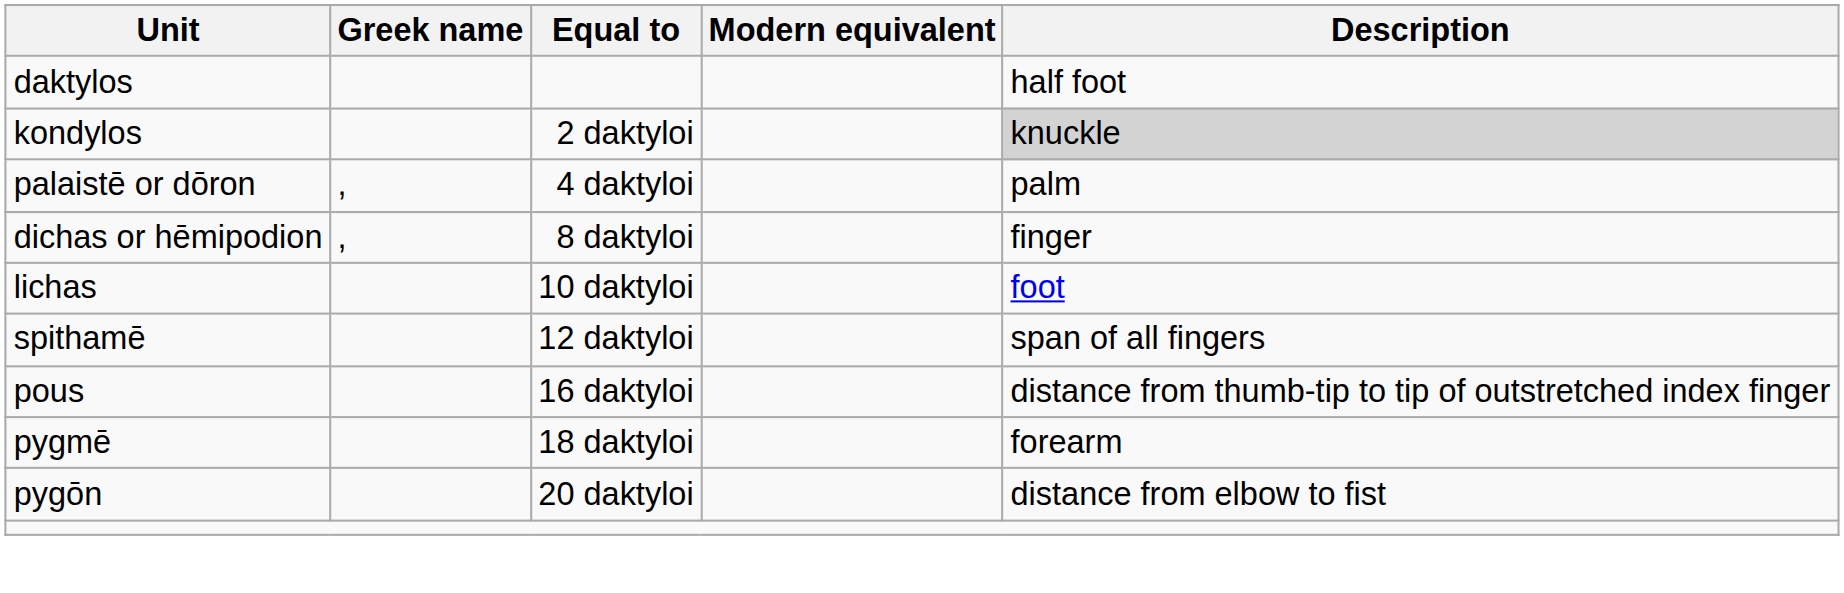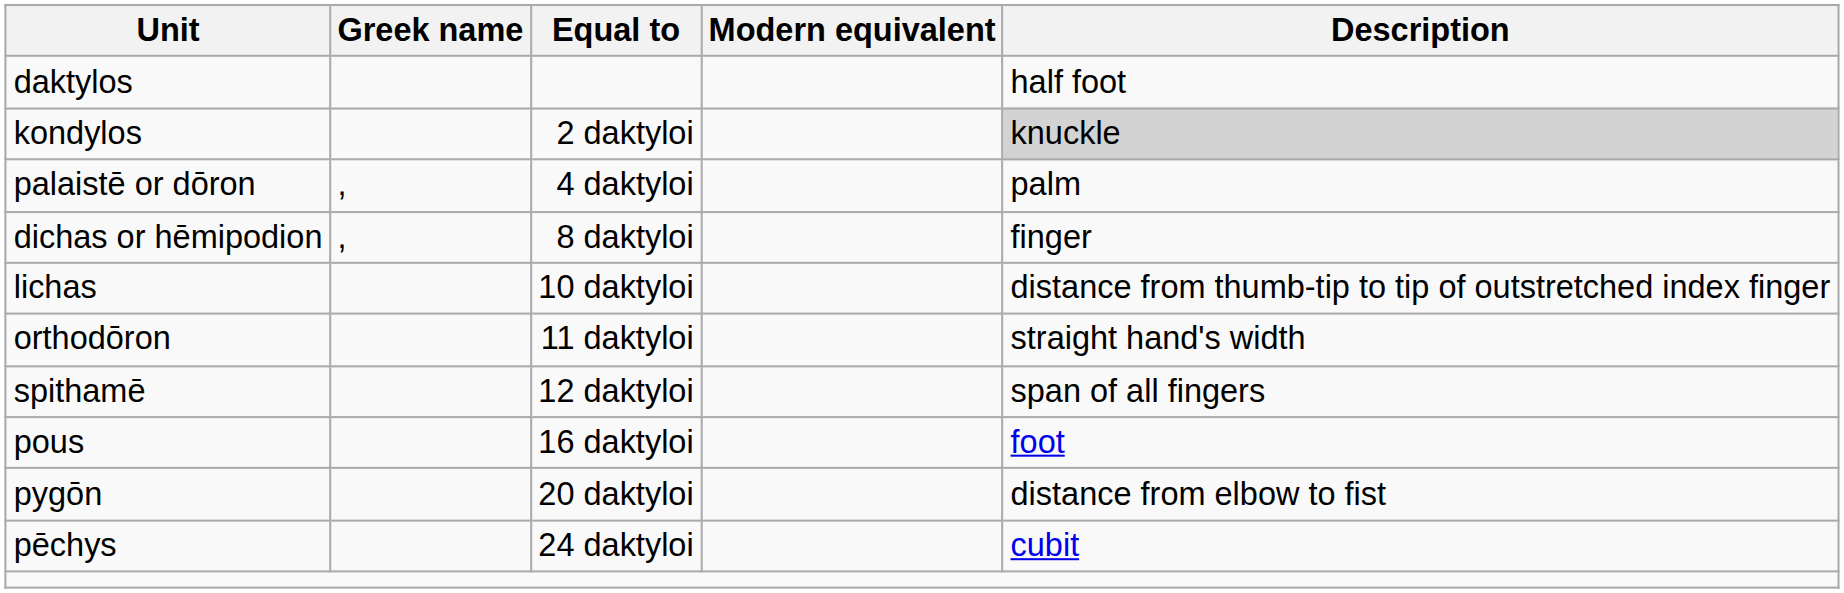(1038, 287) foot -> (1420, 287) distance from thumb-tip to tip of outstretched index finger
+ row: (92, 339)
(1420, 390) distance from thumb-tip to tip of outstretched index finger -> (1038, 442) foot
- row: (62, 442)
+ row: (65, 545)
